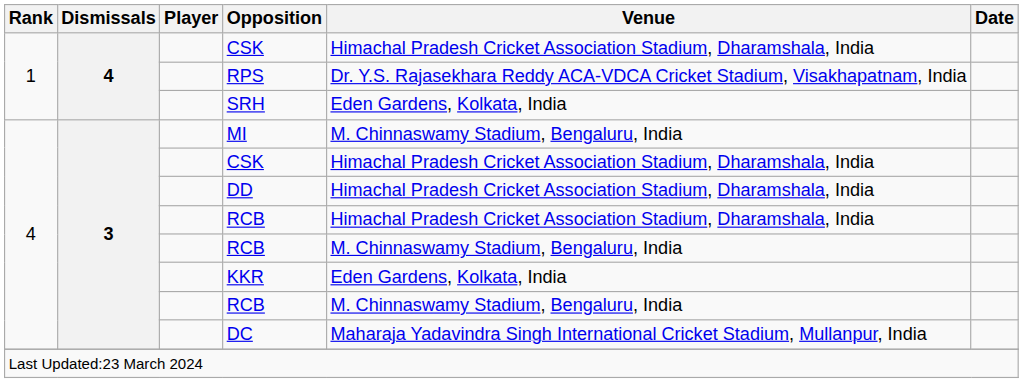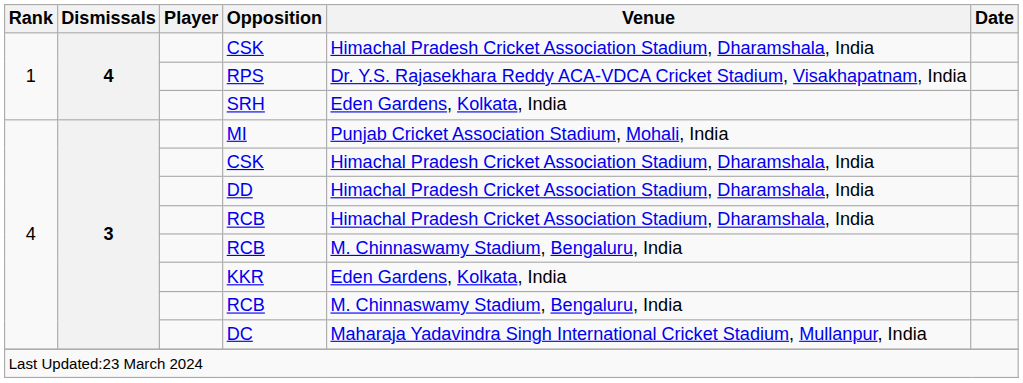(506, 133) M. Chinnaswamy Stadium, Bengaluru, India -> (529, 133) Punjab Cricket Association Stadium, Mohali, India
